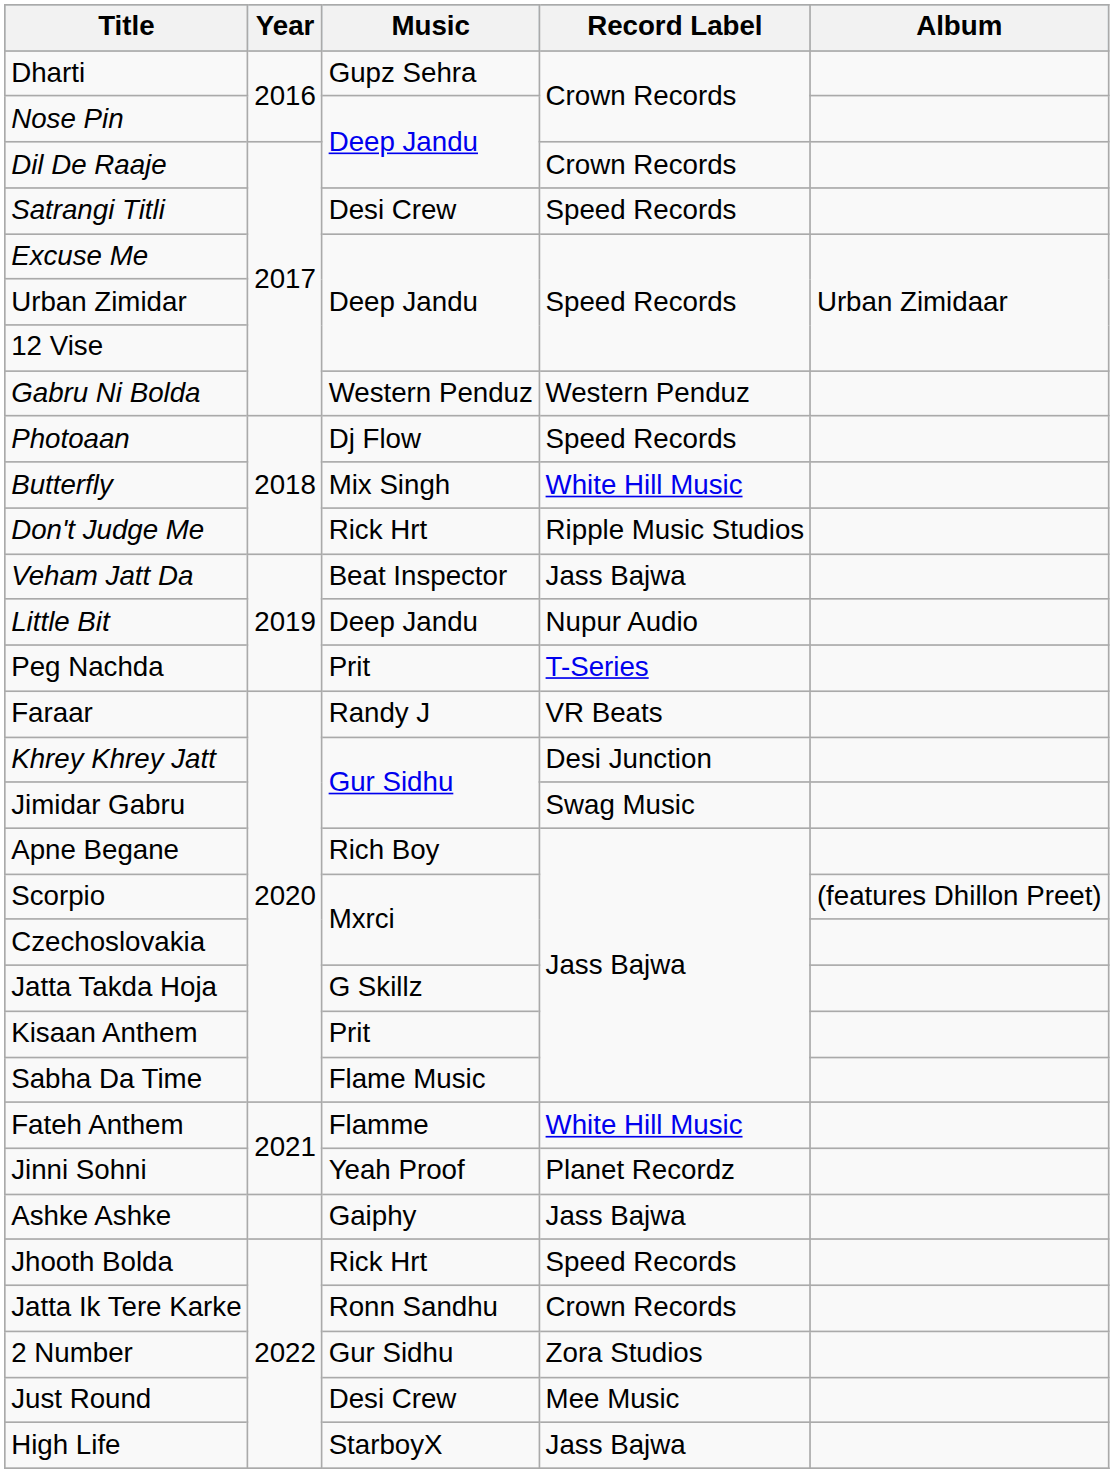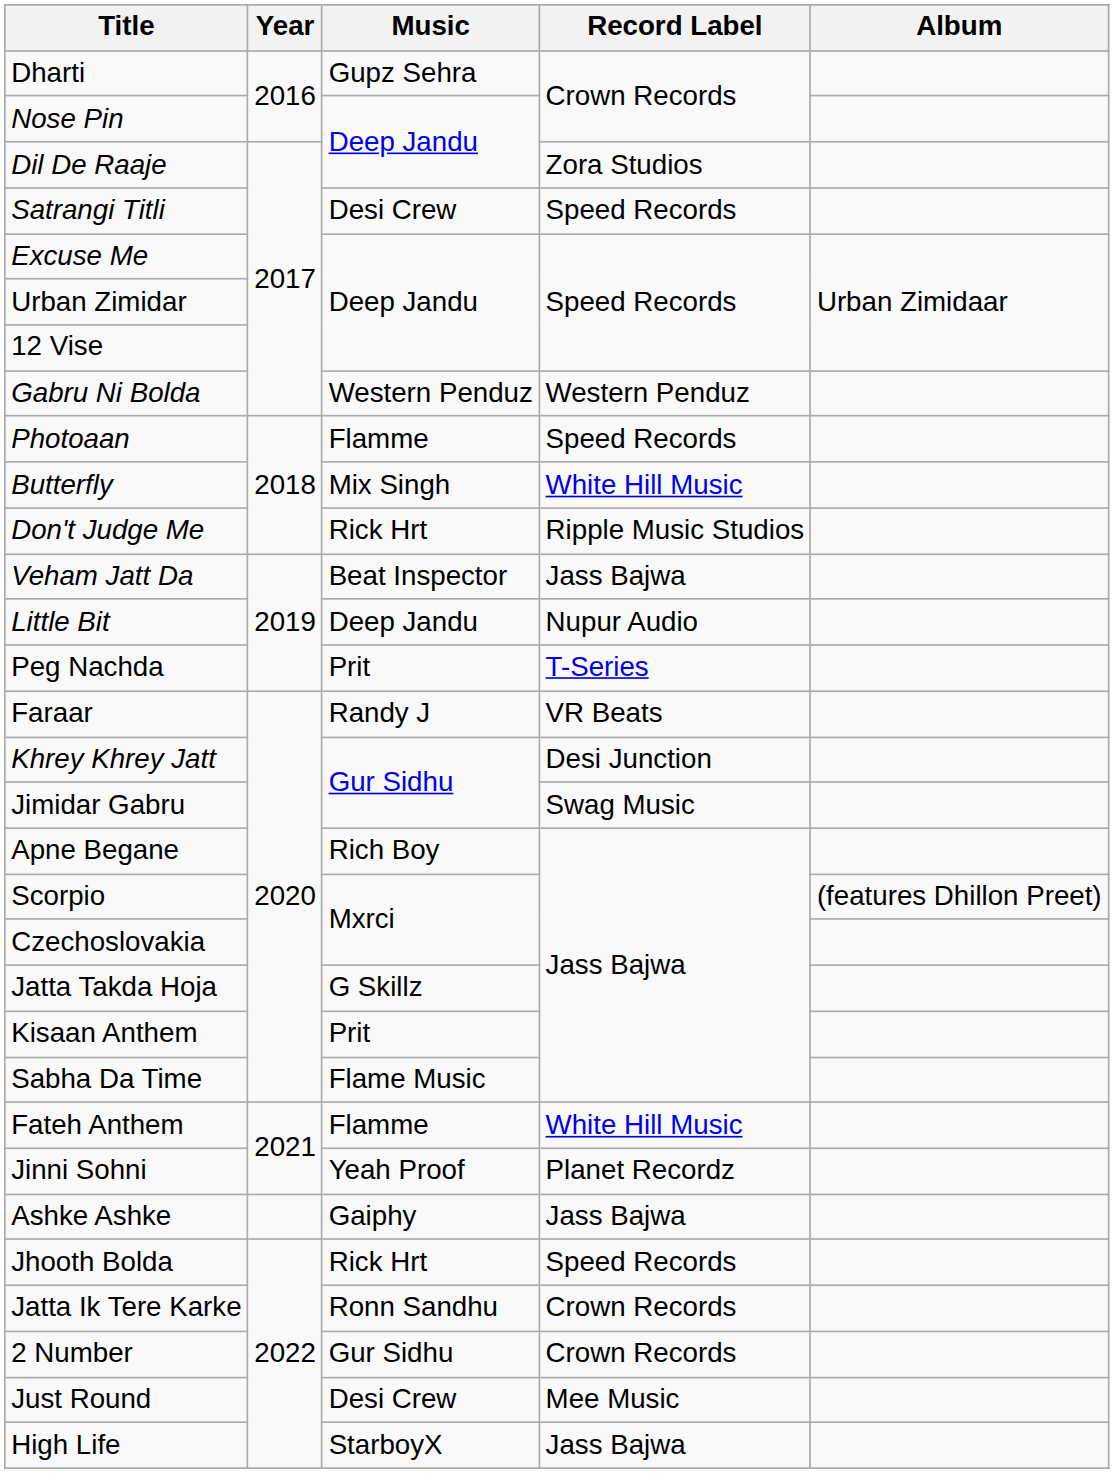(641, 164) Crown Records -> (624, 164) Zora Studios
(375, 438) Dj Flow -> (379, 438) Flamme
(624, 1353) Zora Studios -> (641, 1353) Crown Records
